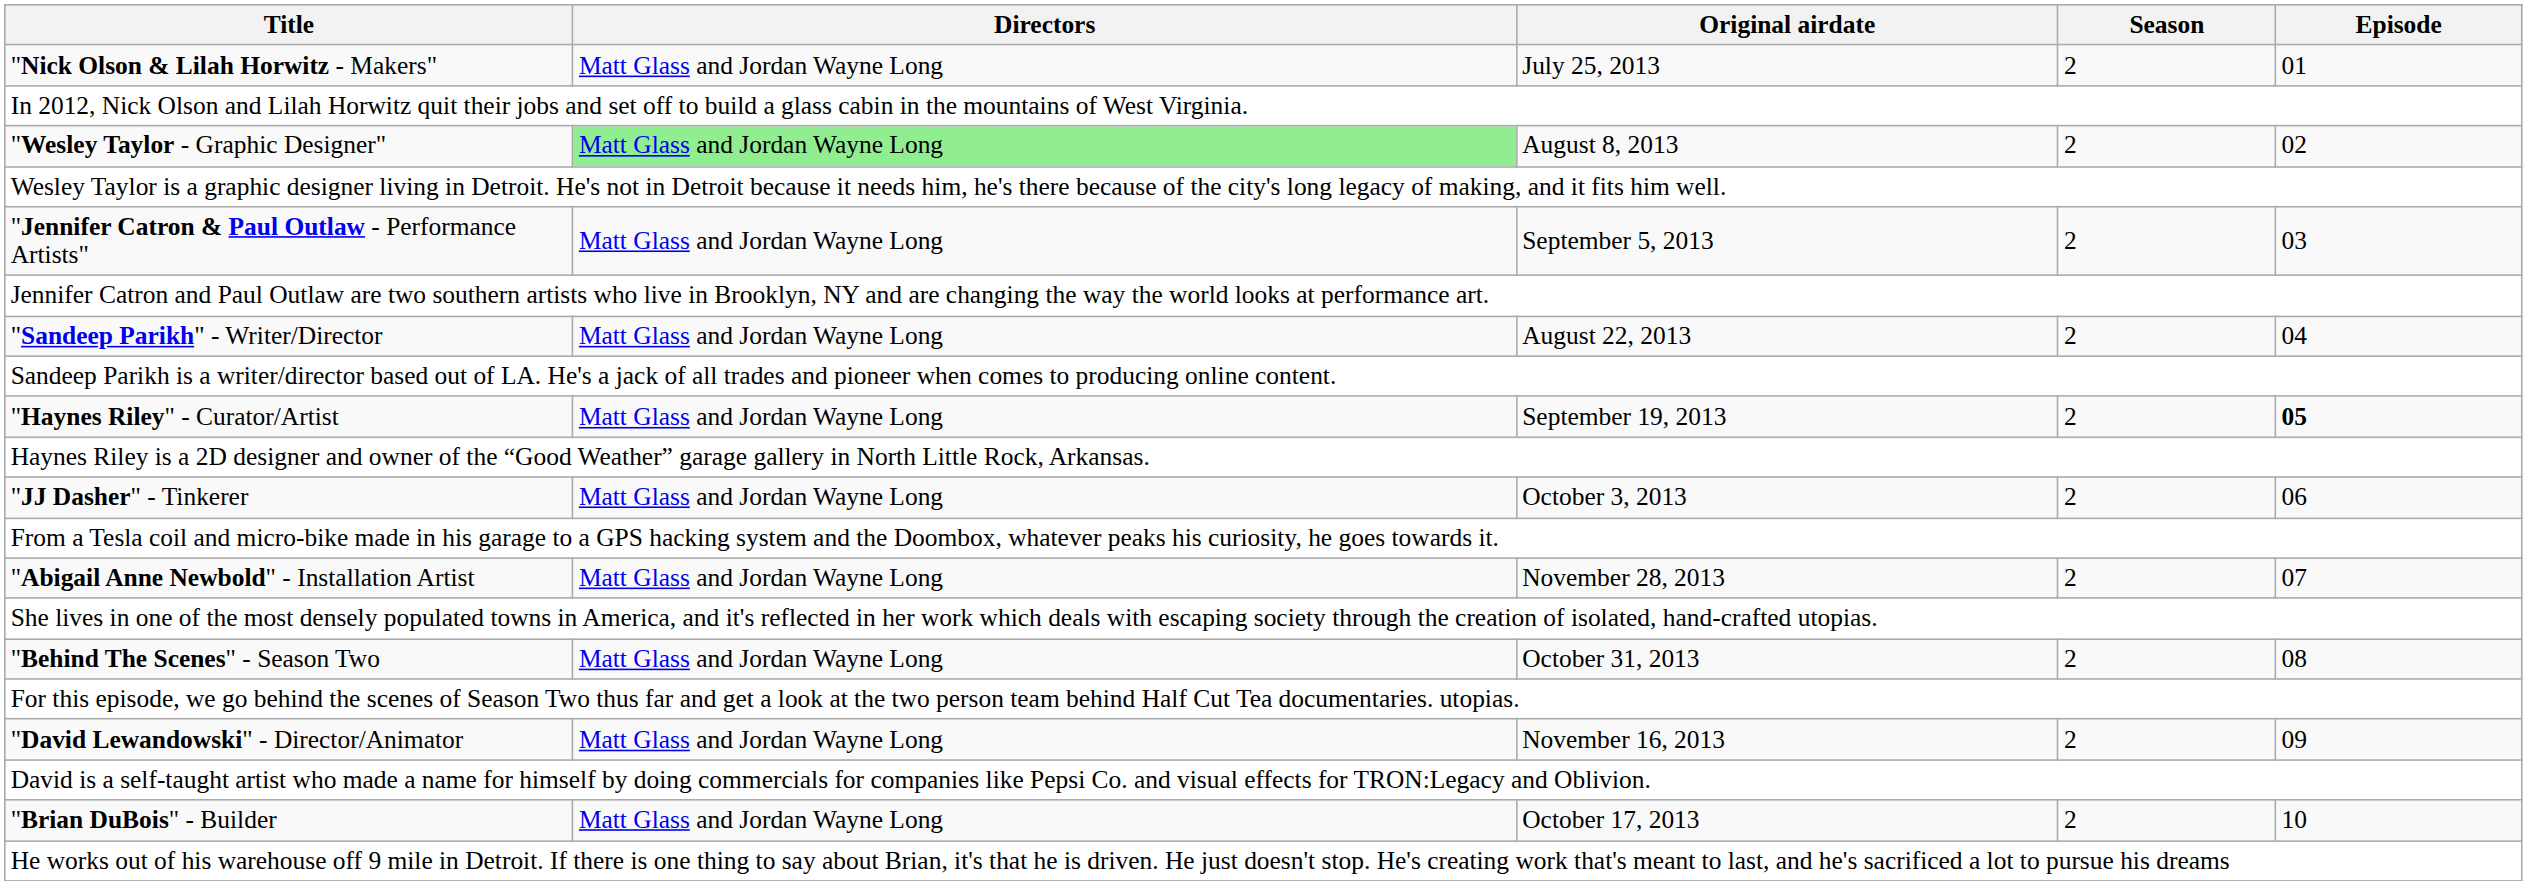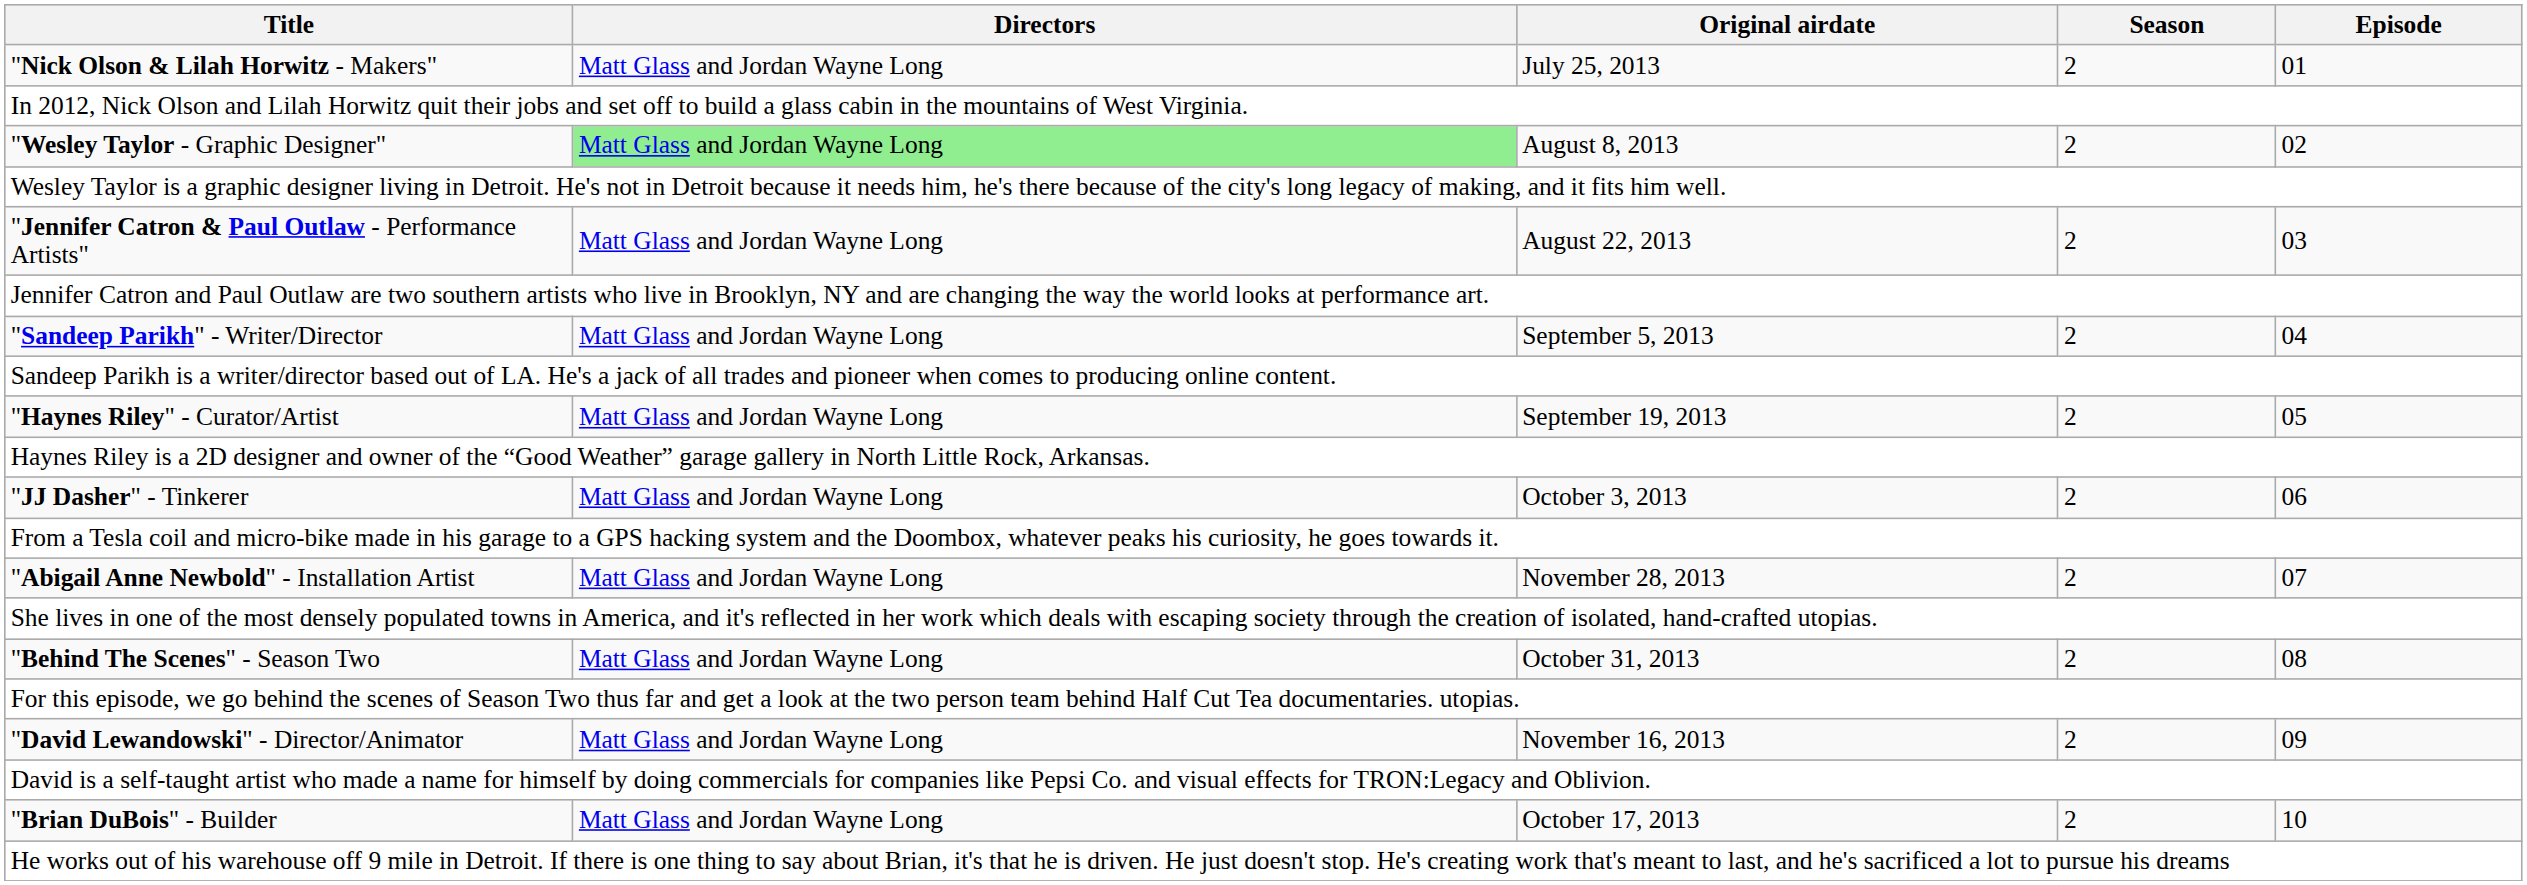(1618, 240) September 5, 2013 -> (1607, 240) August 22, 2013
(1607, 335) August 22, 2013 -> (1618, 335) September 5, 2013
(2294, 416) bold -> (2294, 416) normal
